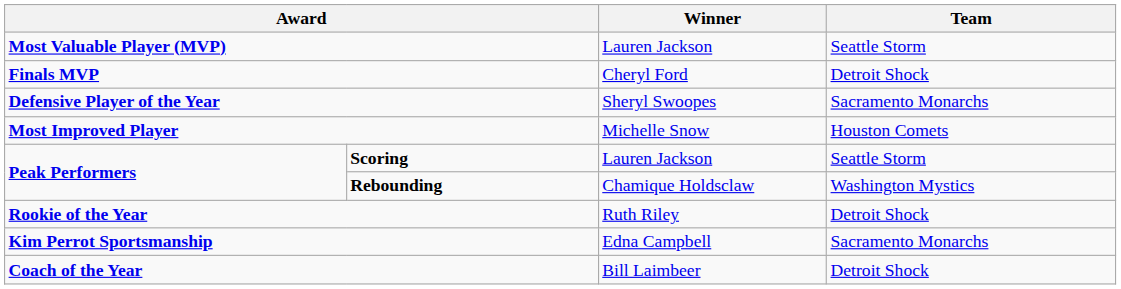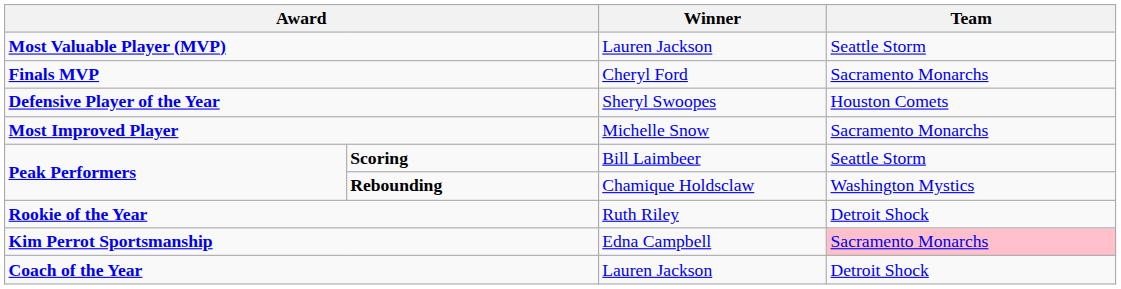(880, 74) Detroit Shock -> (910, 74) Sacramento Monarchs
(910, 102) Sacramento Monarchs -> (890, 102) Houston Comets
(890, 130) Houston Comets -> (910, 130) Sacramento Monarchs
(657, 158) Lauren Jackson -> (651, 158) Bill Laimbeer
(910, 241) no background -> (910, 241) pink background
(651, 269) Bill Laimbeer -> (657, 269) Lauren Jackson
